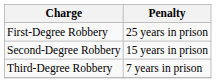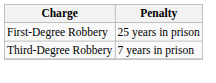- row: (64, 50)
